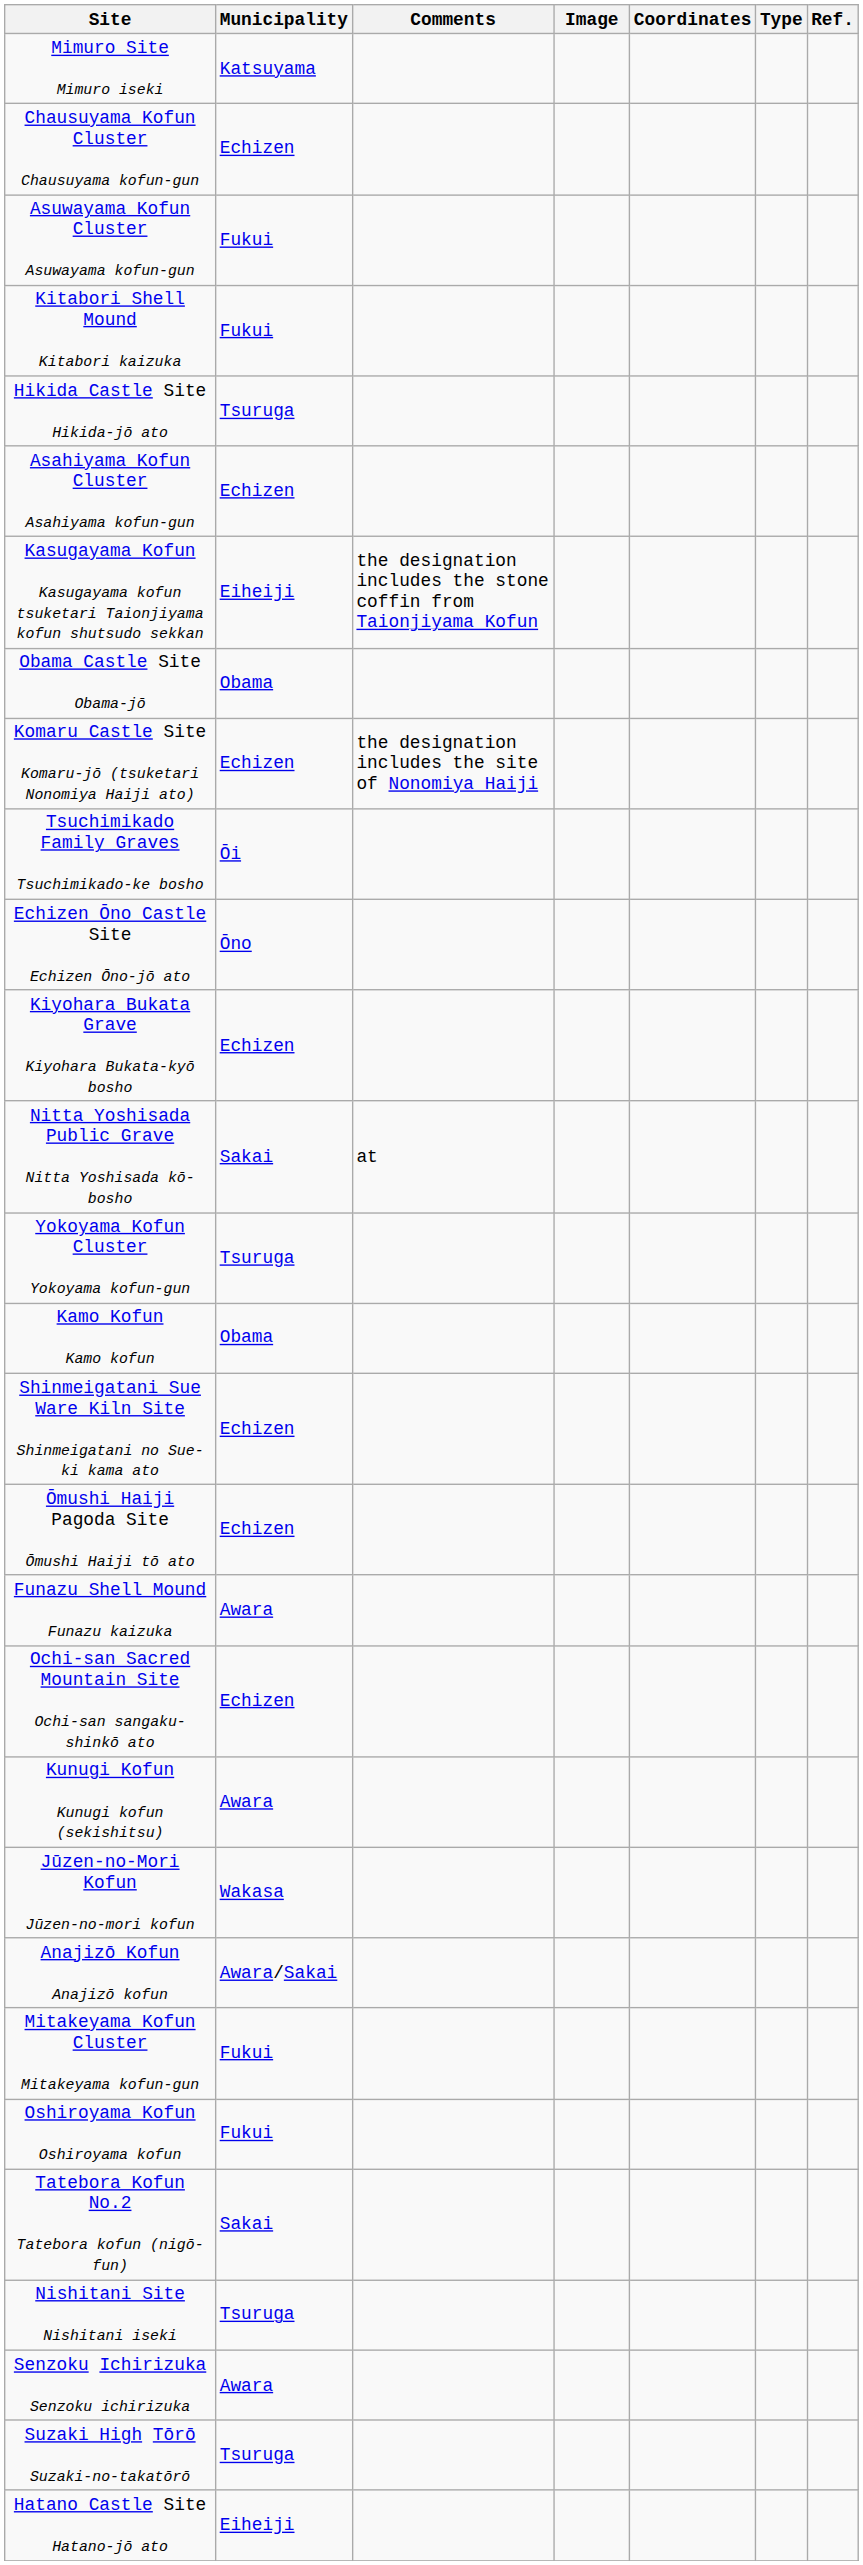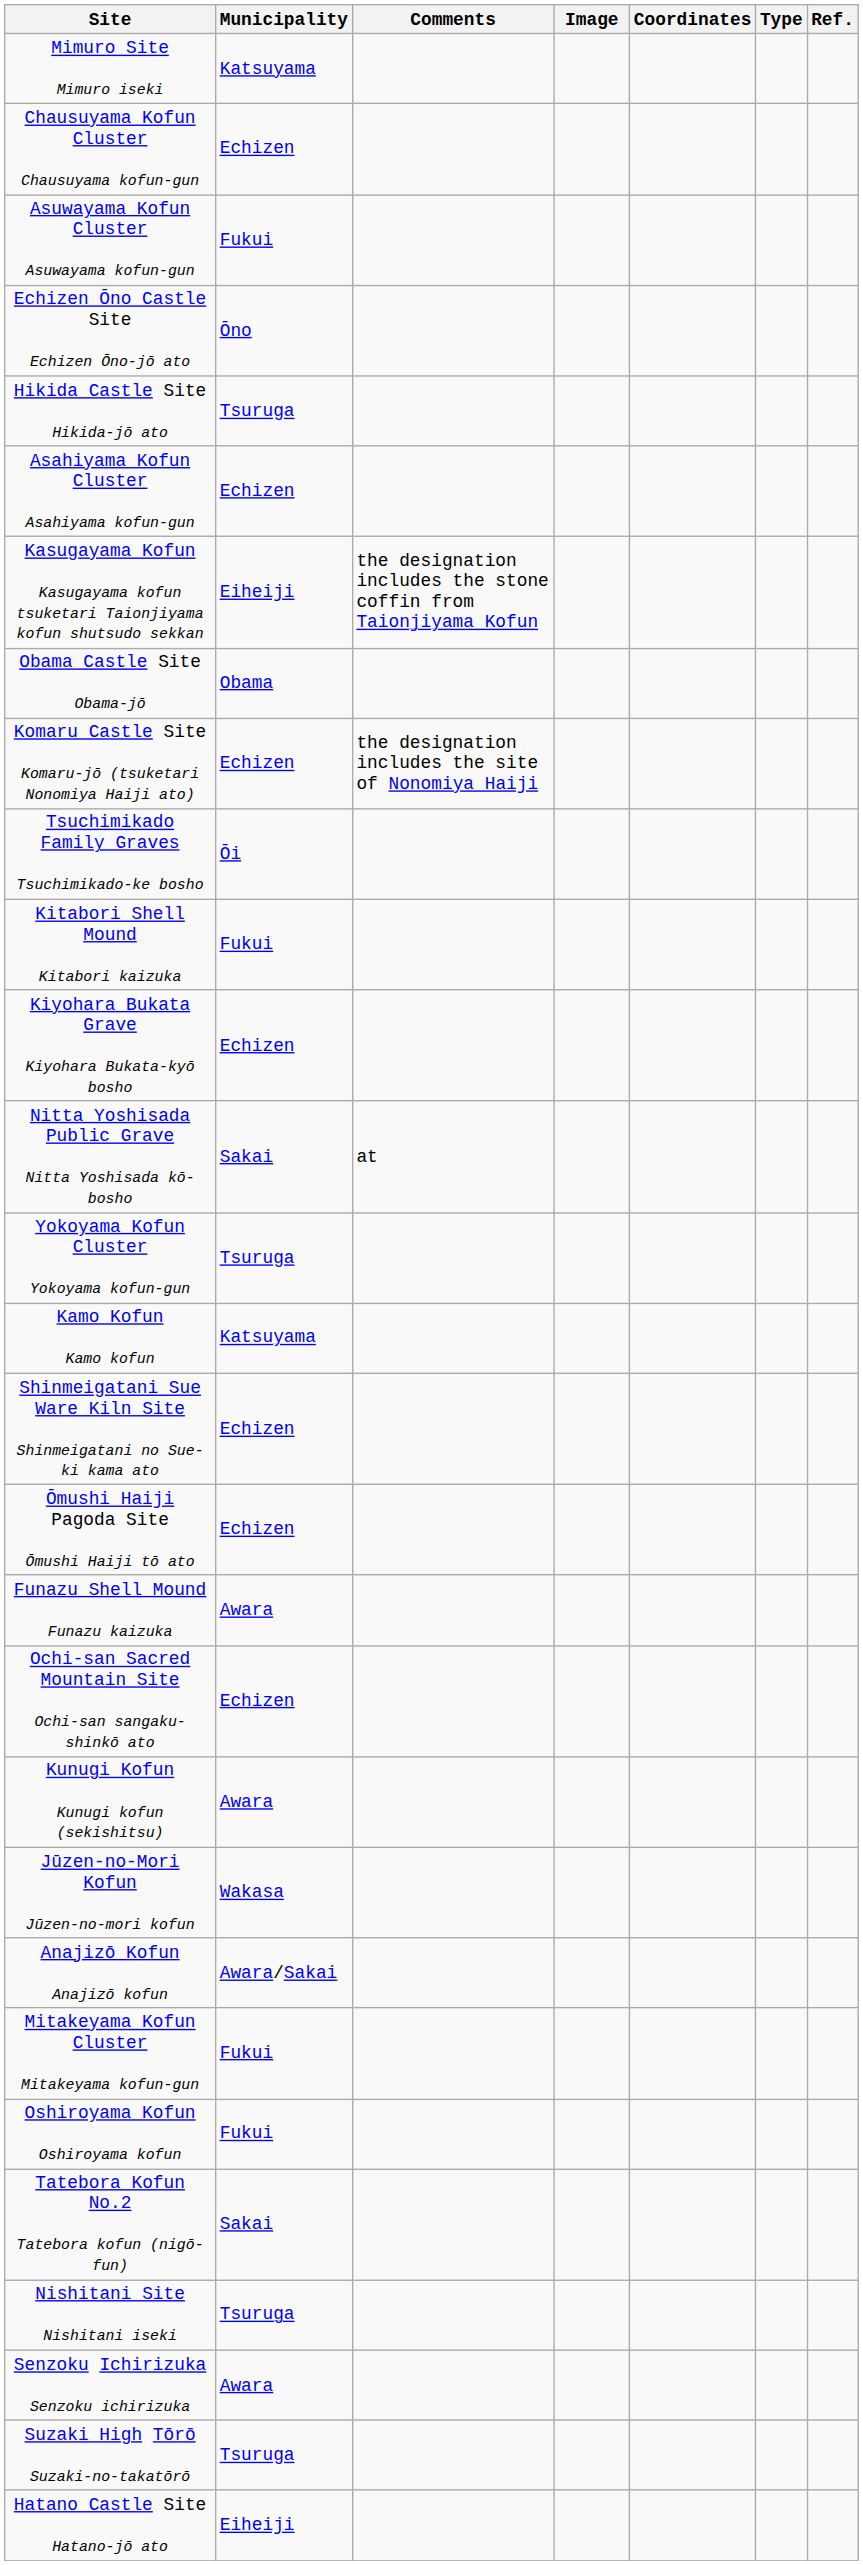rows swapped: (110, 330) <-> (110, 944)
(246, 1338) Obama -> (268, 1338) Katsuyama
